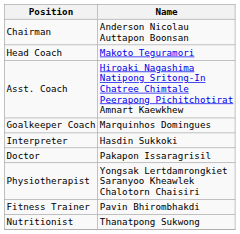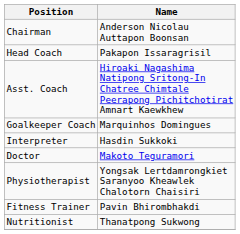(147, 53) Makoto Teguramori -> (155, 53) Pakapon Issaragrisil
(155, 155) Pakapon Issaragrisil -> (147, 155) Makoto Teguramori
